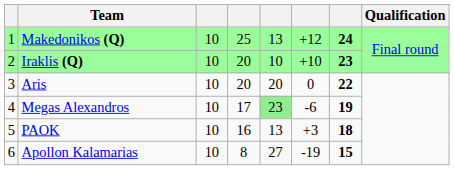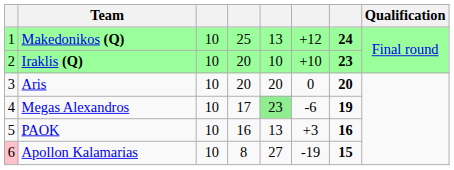(345, 84) 22 -> (345, 84) 20
(345, 130) 18 -> (345, 130) 16
(11, 152) no background -> (11, 152) pink background
